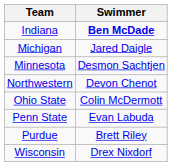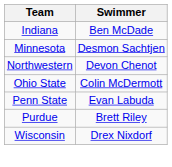(121, 30) bold -> (121, 30) normal
- row: (40, 48)
